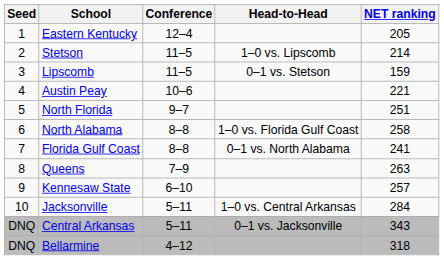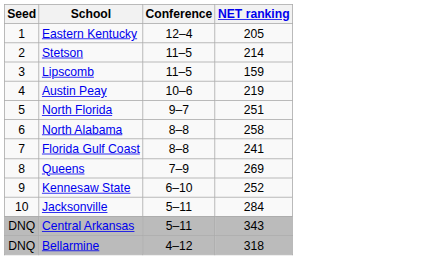- column: (288, 14)
(400, 91) 221 -> (254, 91) 219
(400, 168) 263 -> (254, 168) 269
(400, 187) 257 -> (254, 187) 252
